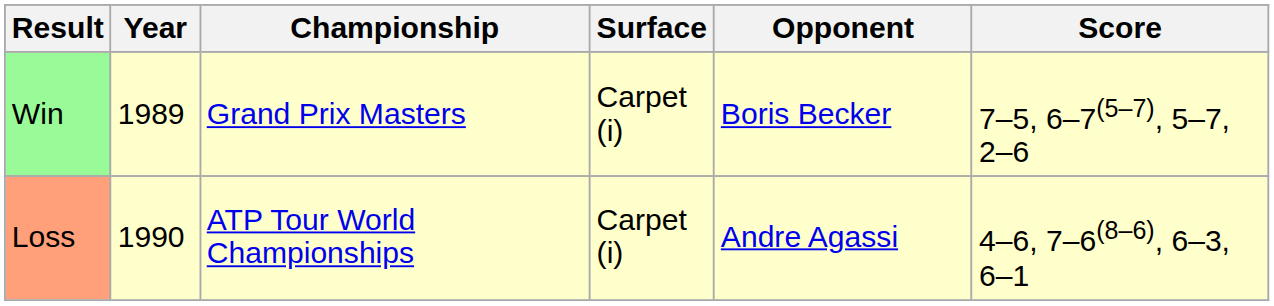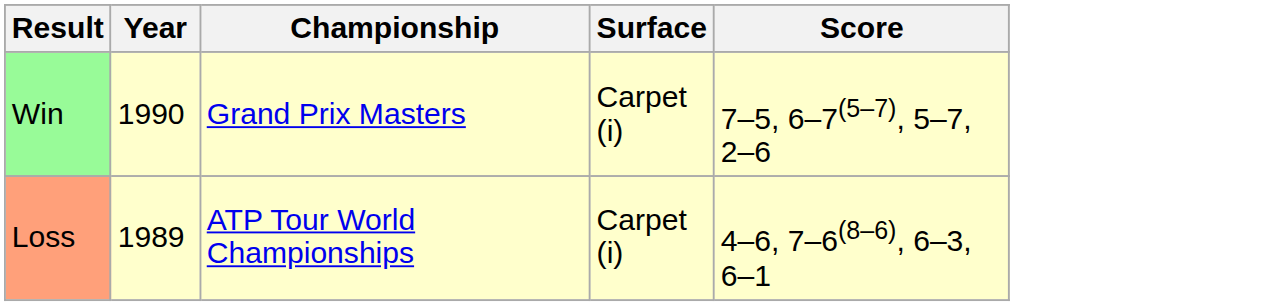- column: (843, 28)
(151, 113) 1989 -> (151, 113) 1990
(151, 237) 1990 -> (151, 237) 1989
